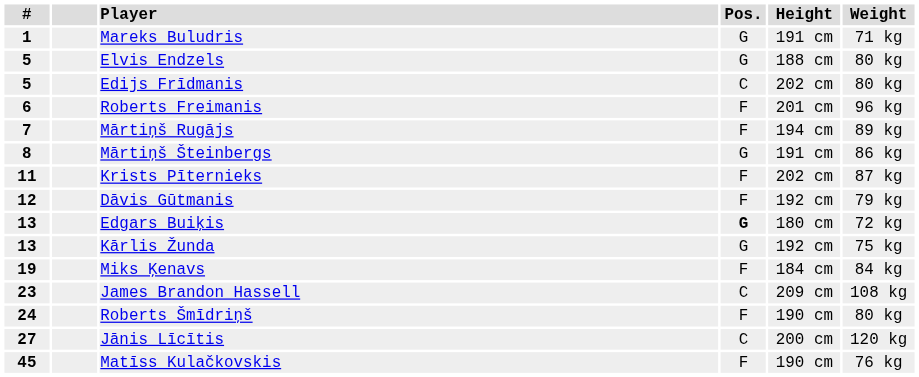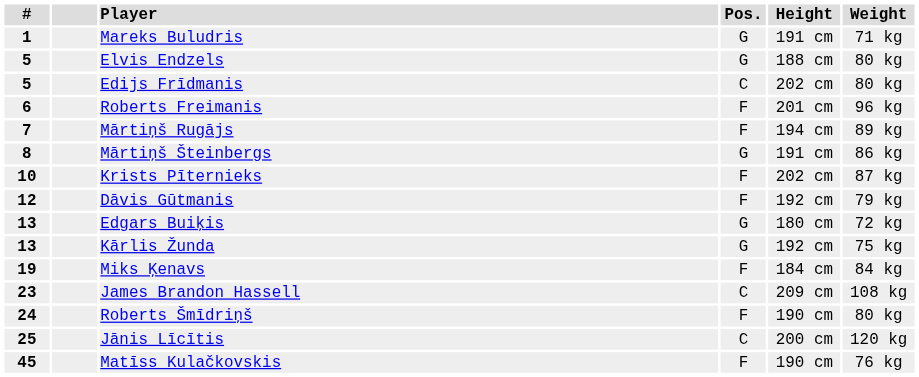(27, 177) 11 -> (27, 177) 10
(744, 223) bold -> (744, 223) normal
(27, 339) 27 -> (27, 339) 25
